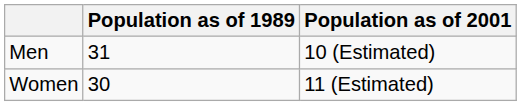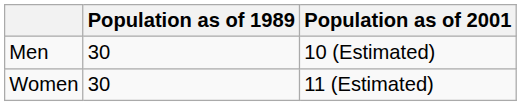(99, 52) 31 -> (99, 52) 30
